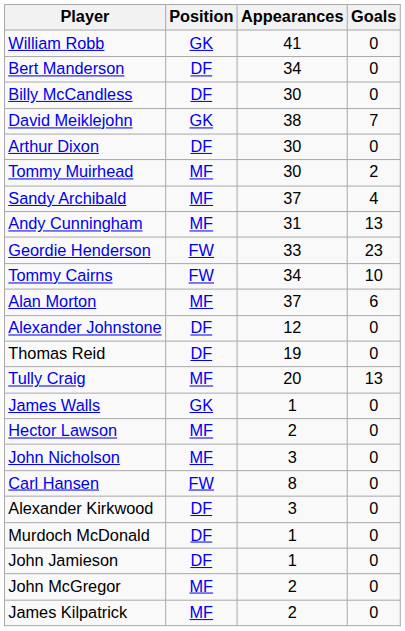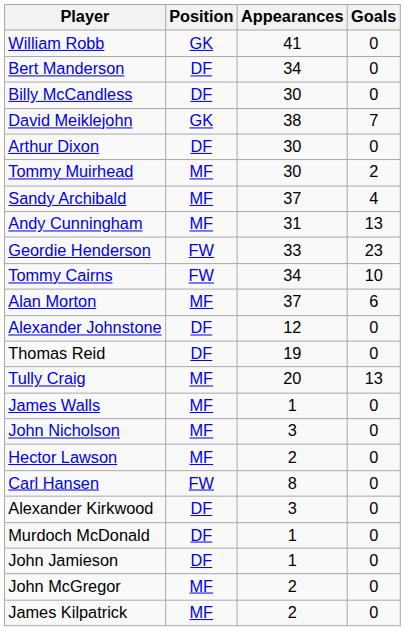(201, 405) GK -> (201, 405) MF
rows swapped: (63, 431) <-> (64, 457)
